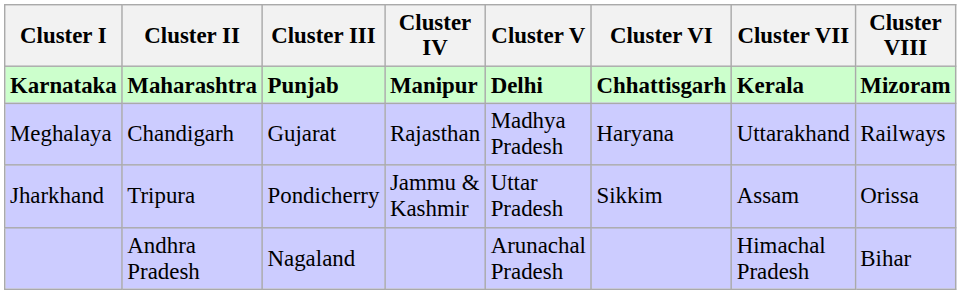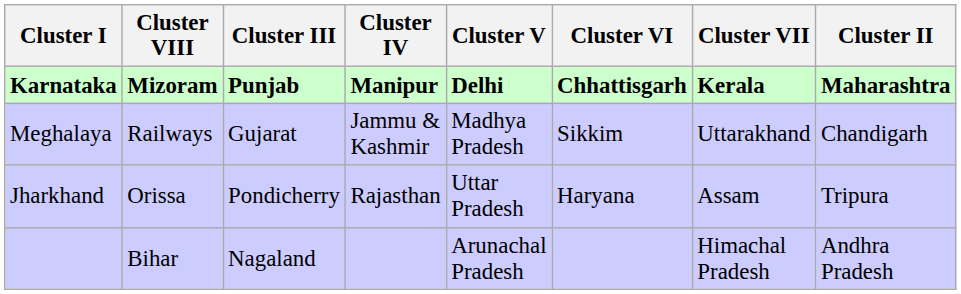columns swapped: (192, 35) <-> (905, 35)
(435, 133) Rajasthan -> (395, 133) Jammu & Kashmir
(635, 133) Haryana -> (590, 133) Sikkim
(435, 195) Jammu & Kashmir -> (396, 195) Rajasthan
(630, 195) Sikkim -> (596, 195) Haryana
